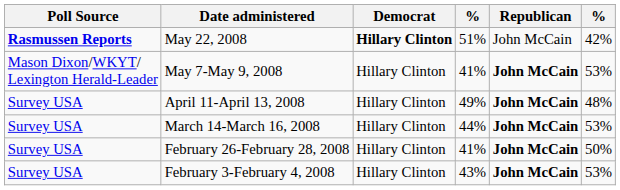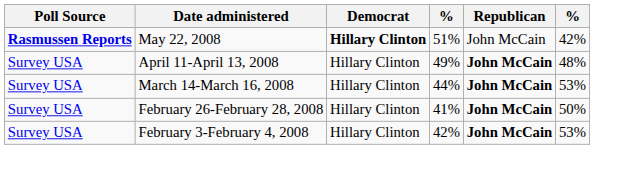- row: (223, 71)
(473, 172) 43% -> (446, 132) 42%
